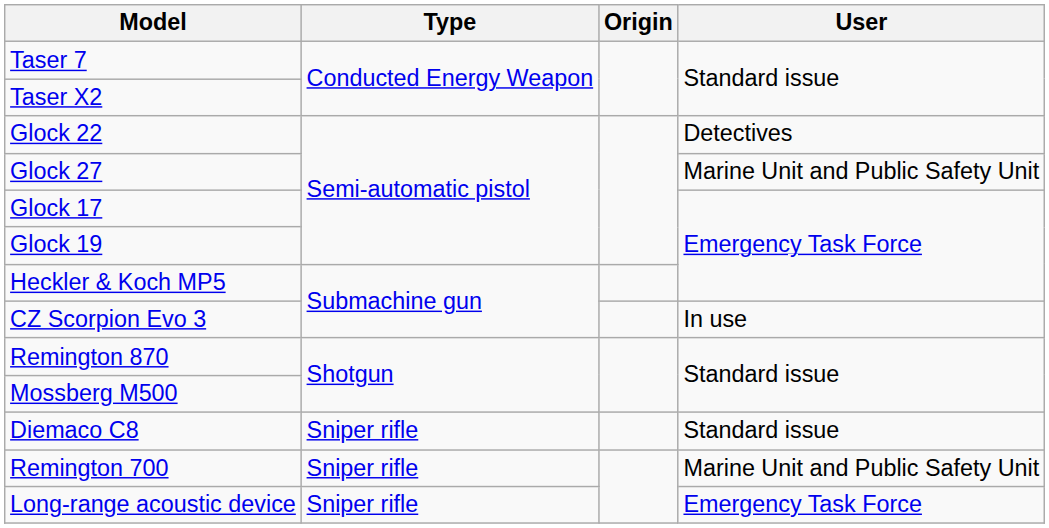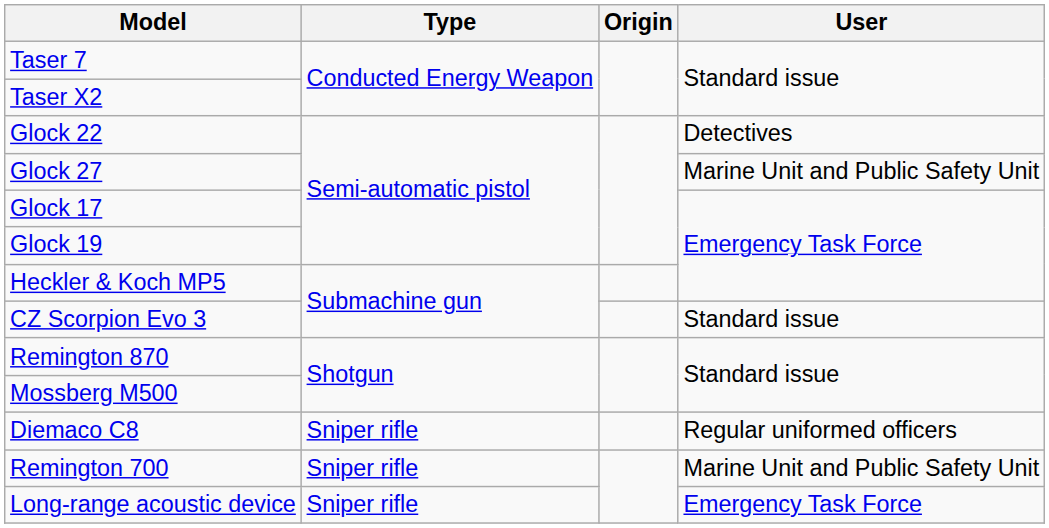(715, 319) In use -> (761, 319) Standard issue
(761, 430) Standard issue -> (820, 430) Regular uniformed officers
